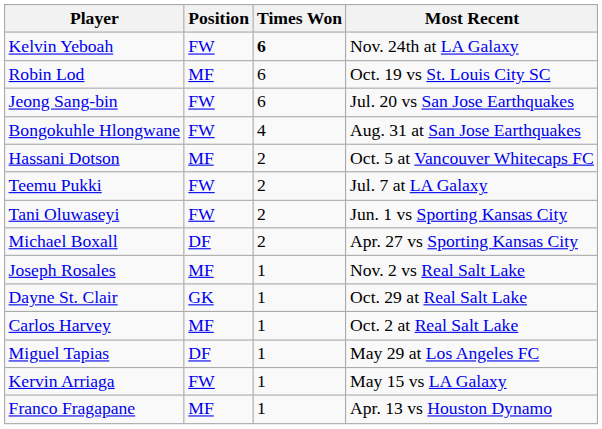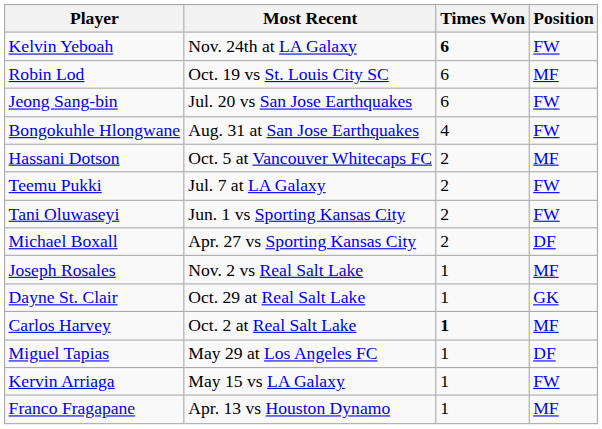columns swapped: (219, 18) <-> (472, 18)
(261, 325) normal -> (445, 325) bold
